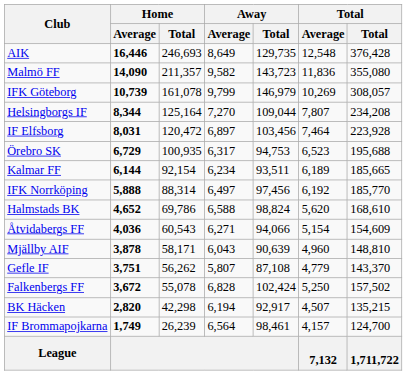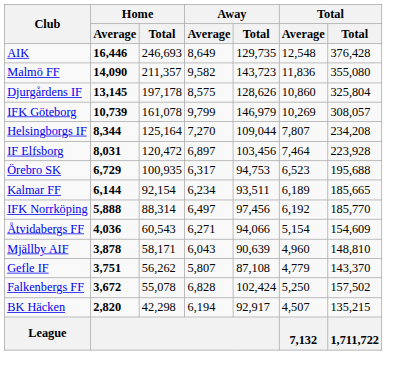+ row: (45, 92)
- row: (43, 209)
- row: (57, 326)
